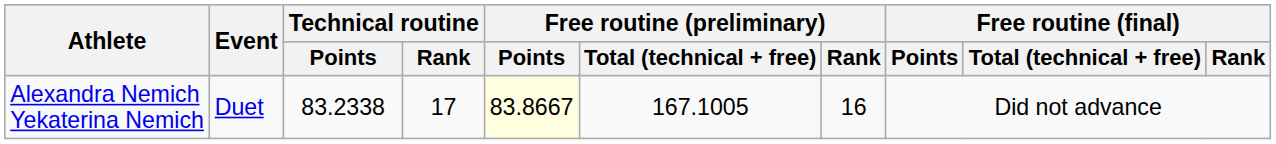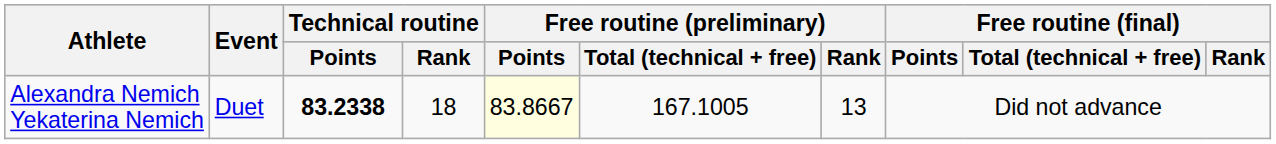(343, 108) normal -> (343, 108) bold
(444, 108) 17 -> (444, 108) 18
(854, 108) 16 -> (854, 108) 13
